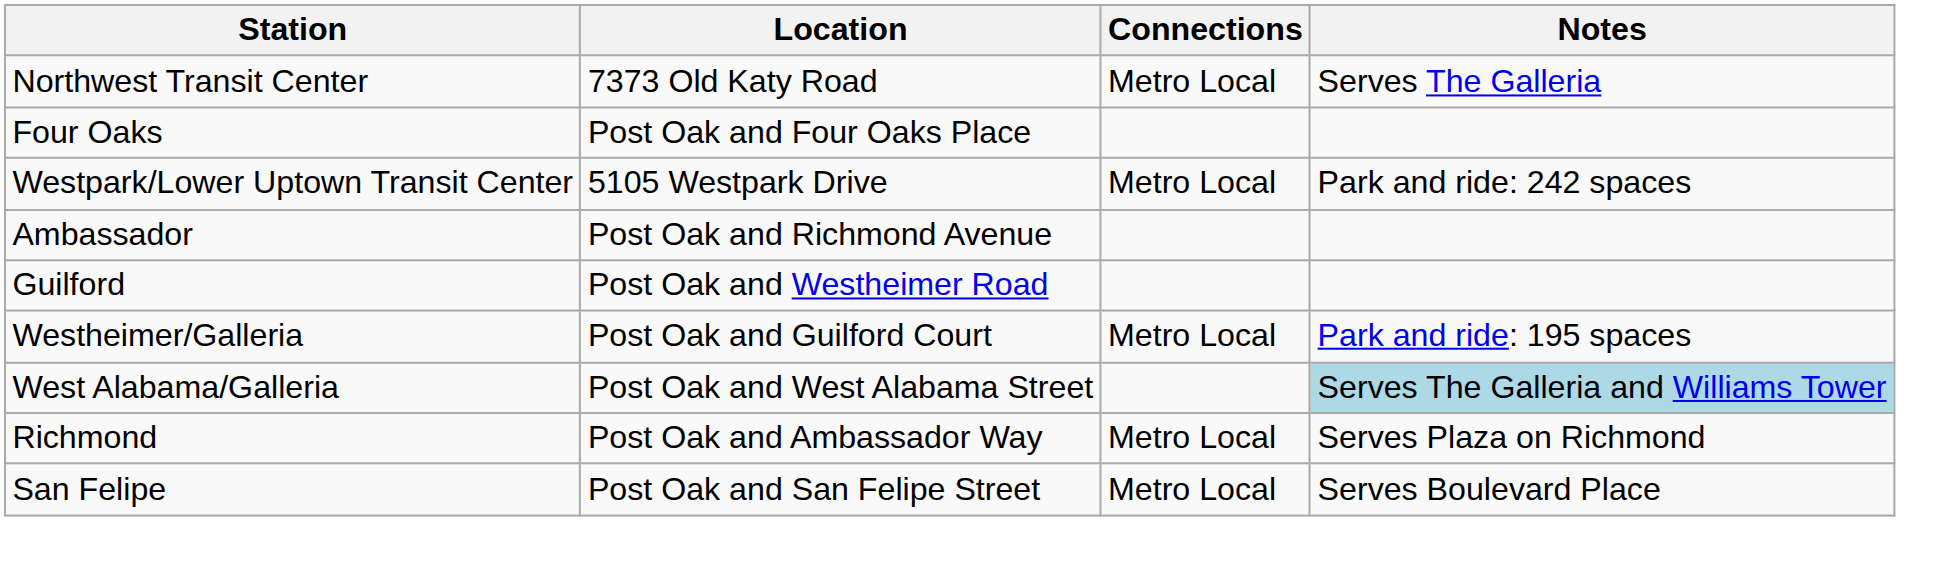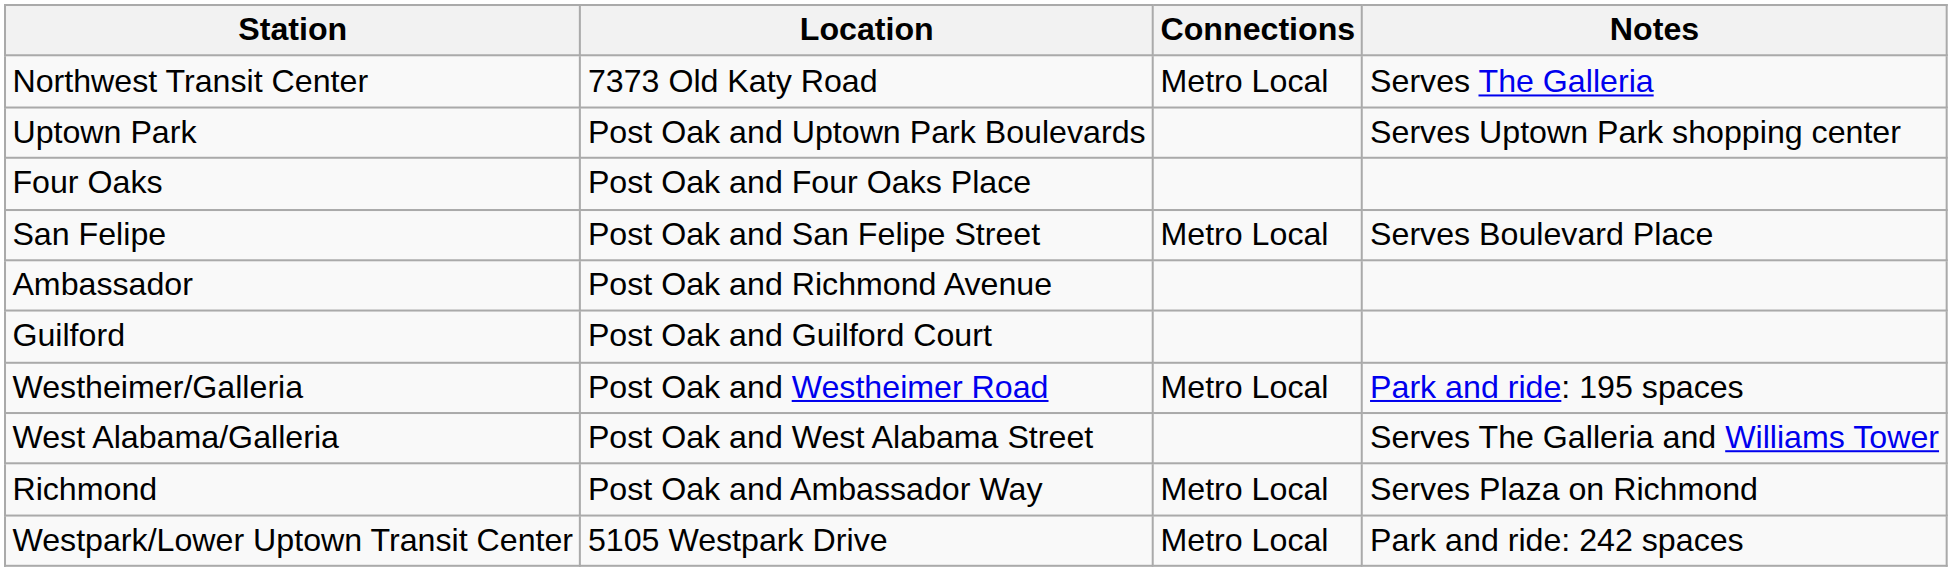+ row: (104, 132)
rows swapped: (89, 489) <-> (293, 183)
(818, 285) Post Oak and Westheimer Road -> (790, 336) Post Oak and Guilford Court
(790, 336) Post Oak and Guilford Court -> (818, 387) Post Oak and Westheimer Road
(1602, 387) lightblue background -> (1655, 438) no background
